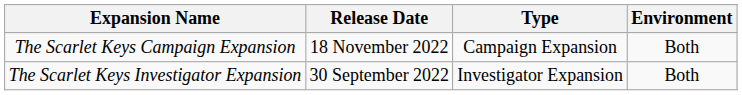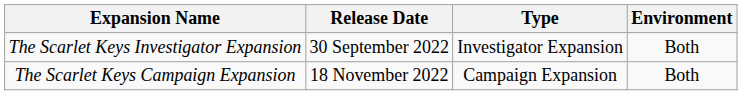rows swapped: (155, 75) <-> (155, 47)
